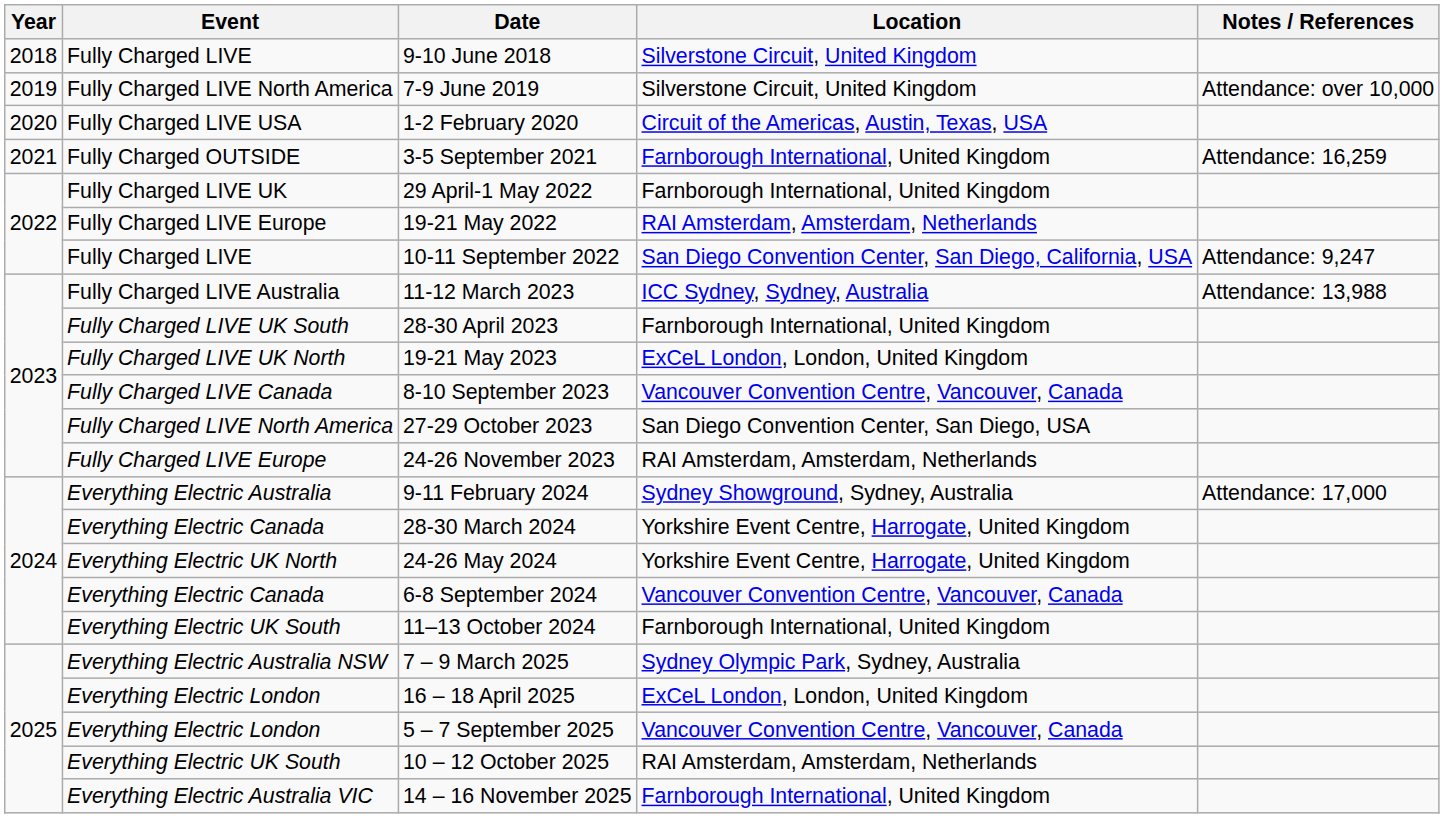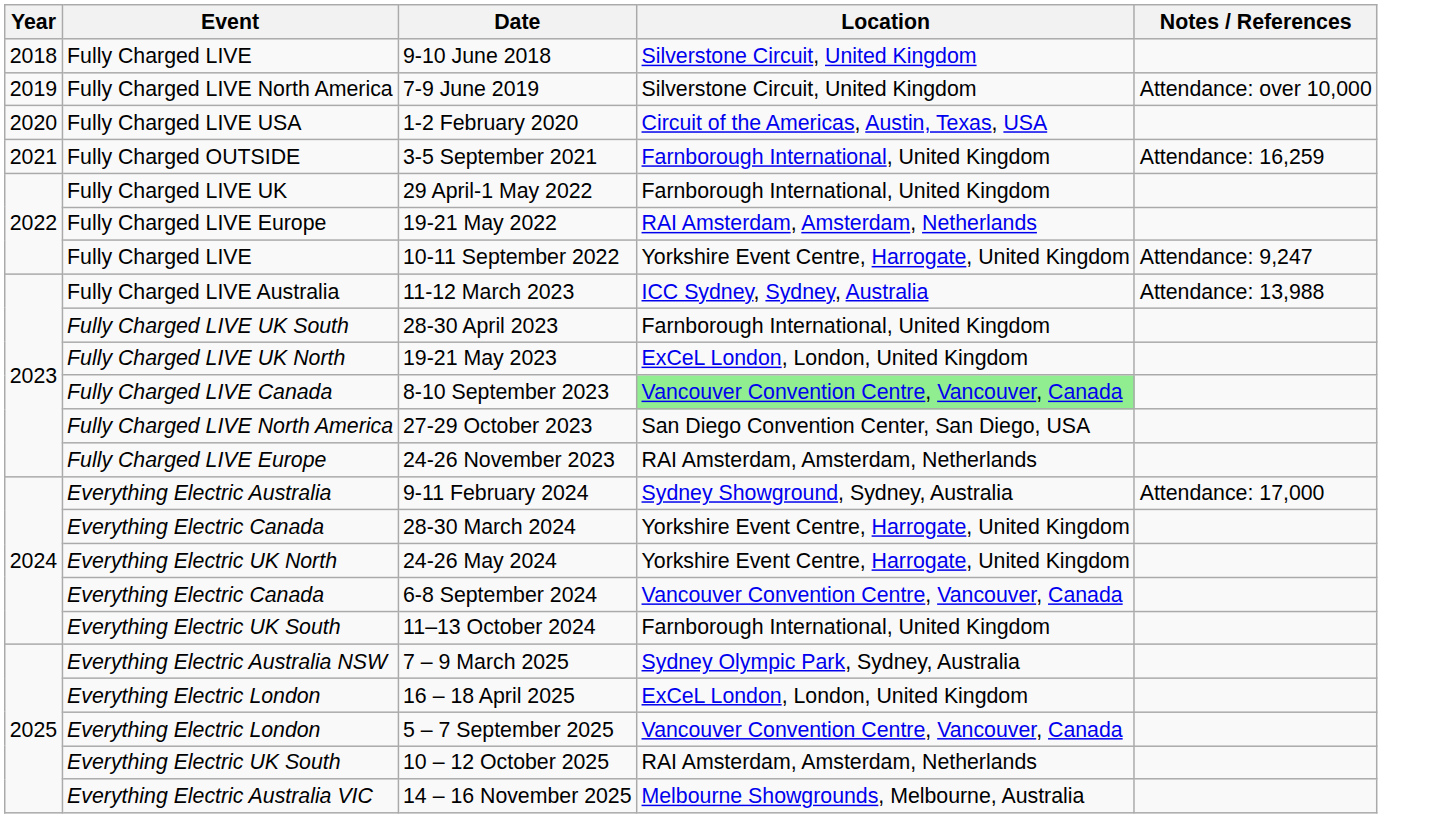(917, 258) San Diego Convention Center, San Diego, California, USA -> (886, 258) Yorkshire Event Centre, Harrogate, United Kingdom
(882, 392) no background -> (882, 392) lightgreen background
(846, 796) Farnborough International, United Kingdom -> (863, 796) Melbourne Showgrounds, Melbourne, Australia
